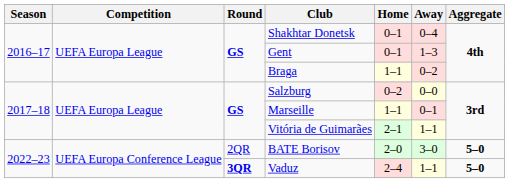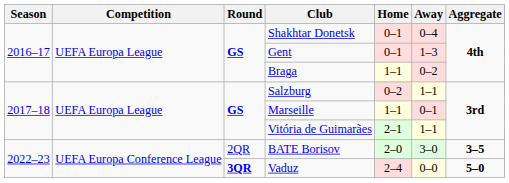(429, 91) 0–0 -> (429, 91) 1–1
(475, 149) 5–0 -> (475, 149) 3–5
(429, 168) 1–1 -> (429, 168) 0–0
